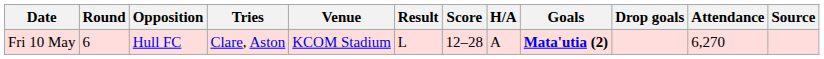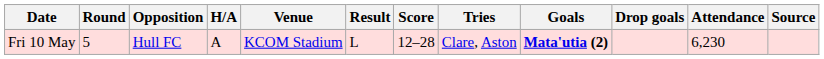columns swapped: (503, 17) <-> (248, 17)
(86, 41) 6 -> (86, 41) 5
(708, 41) 6,270 -> (708, 41) 6,230
